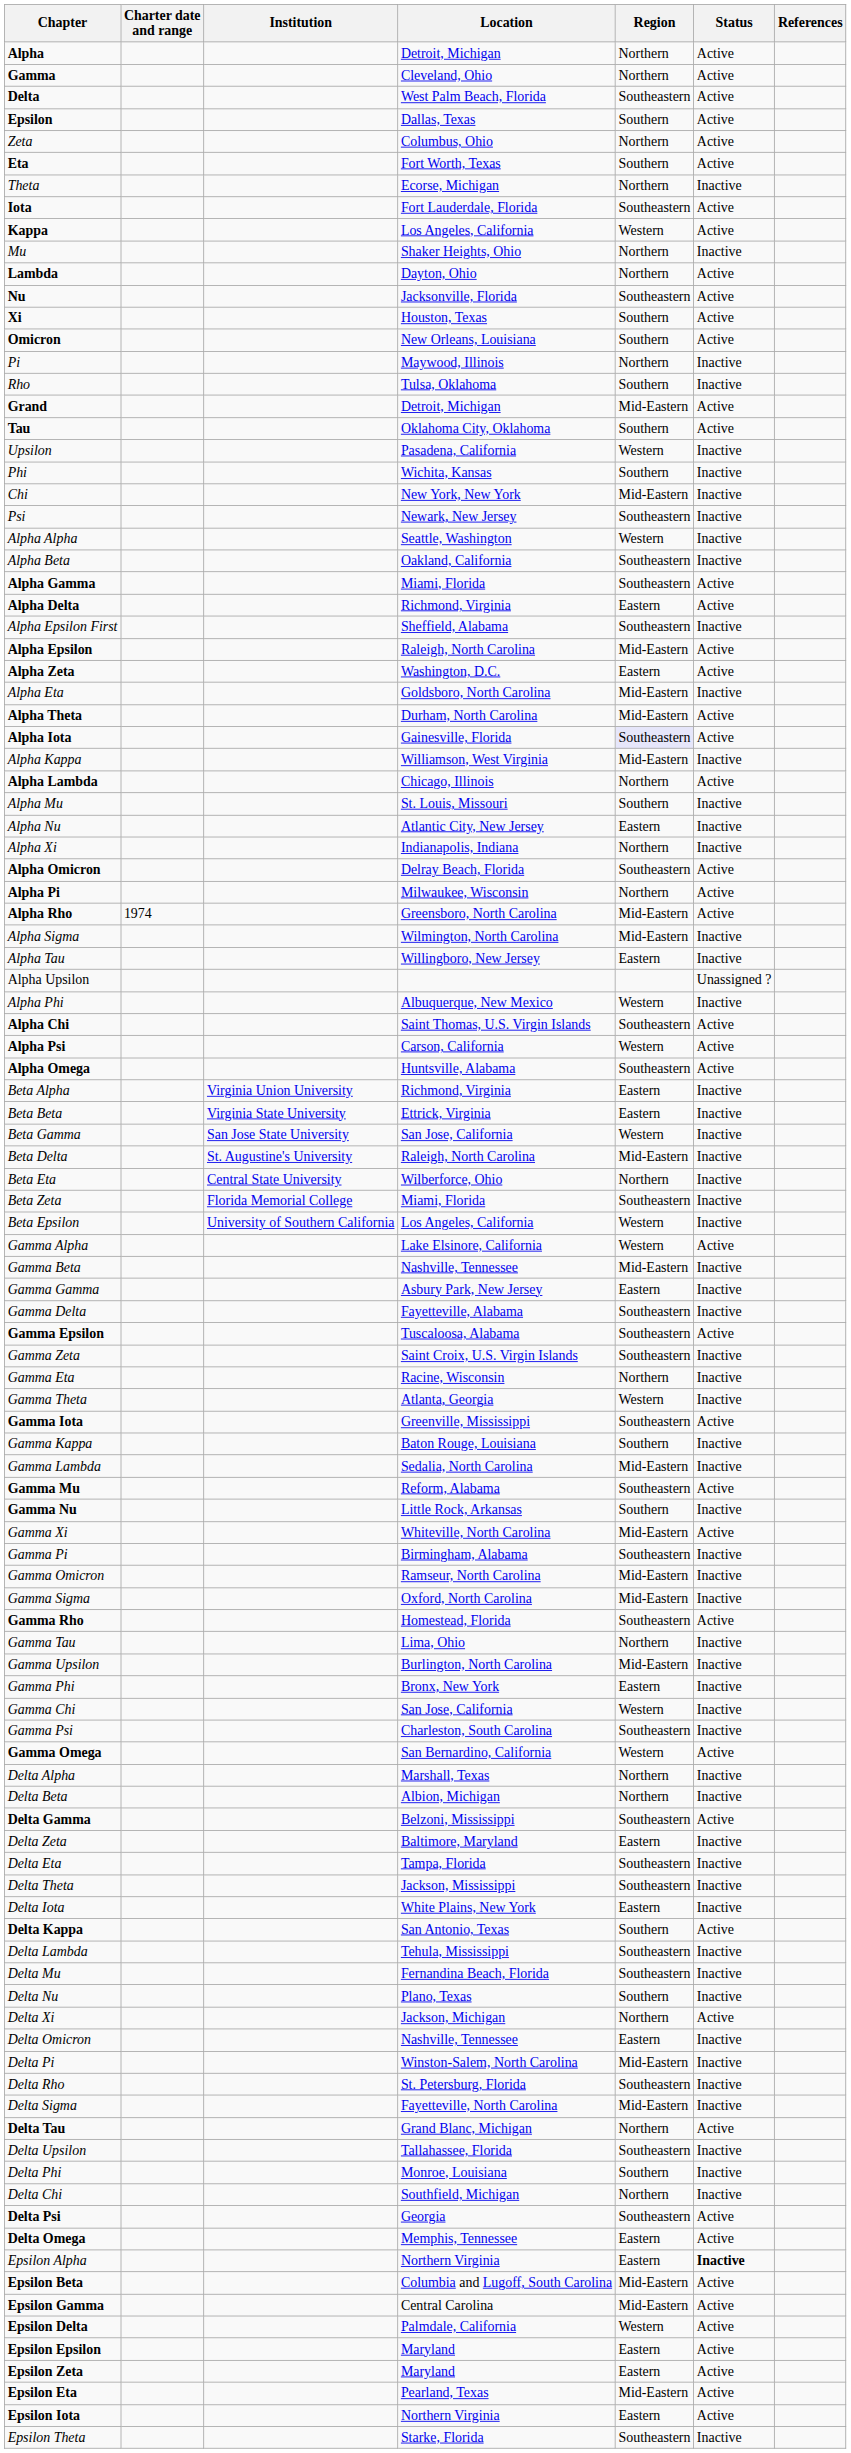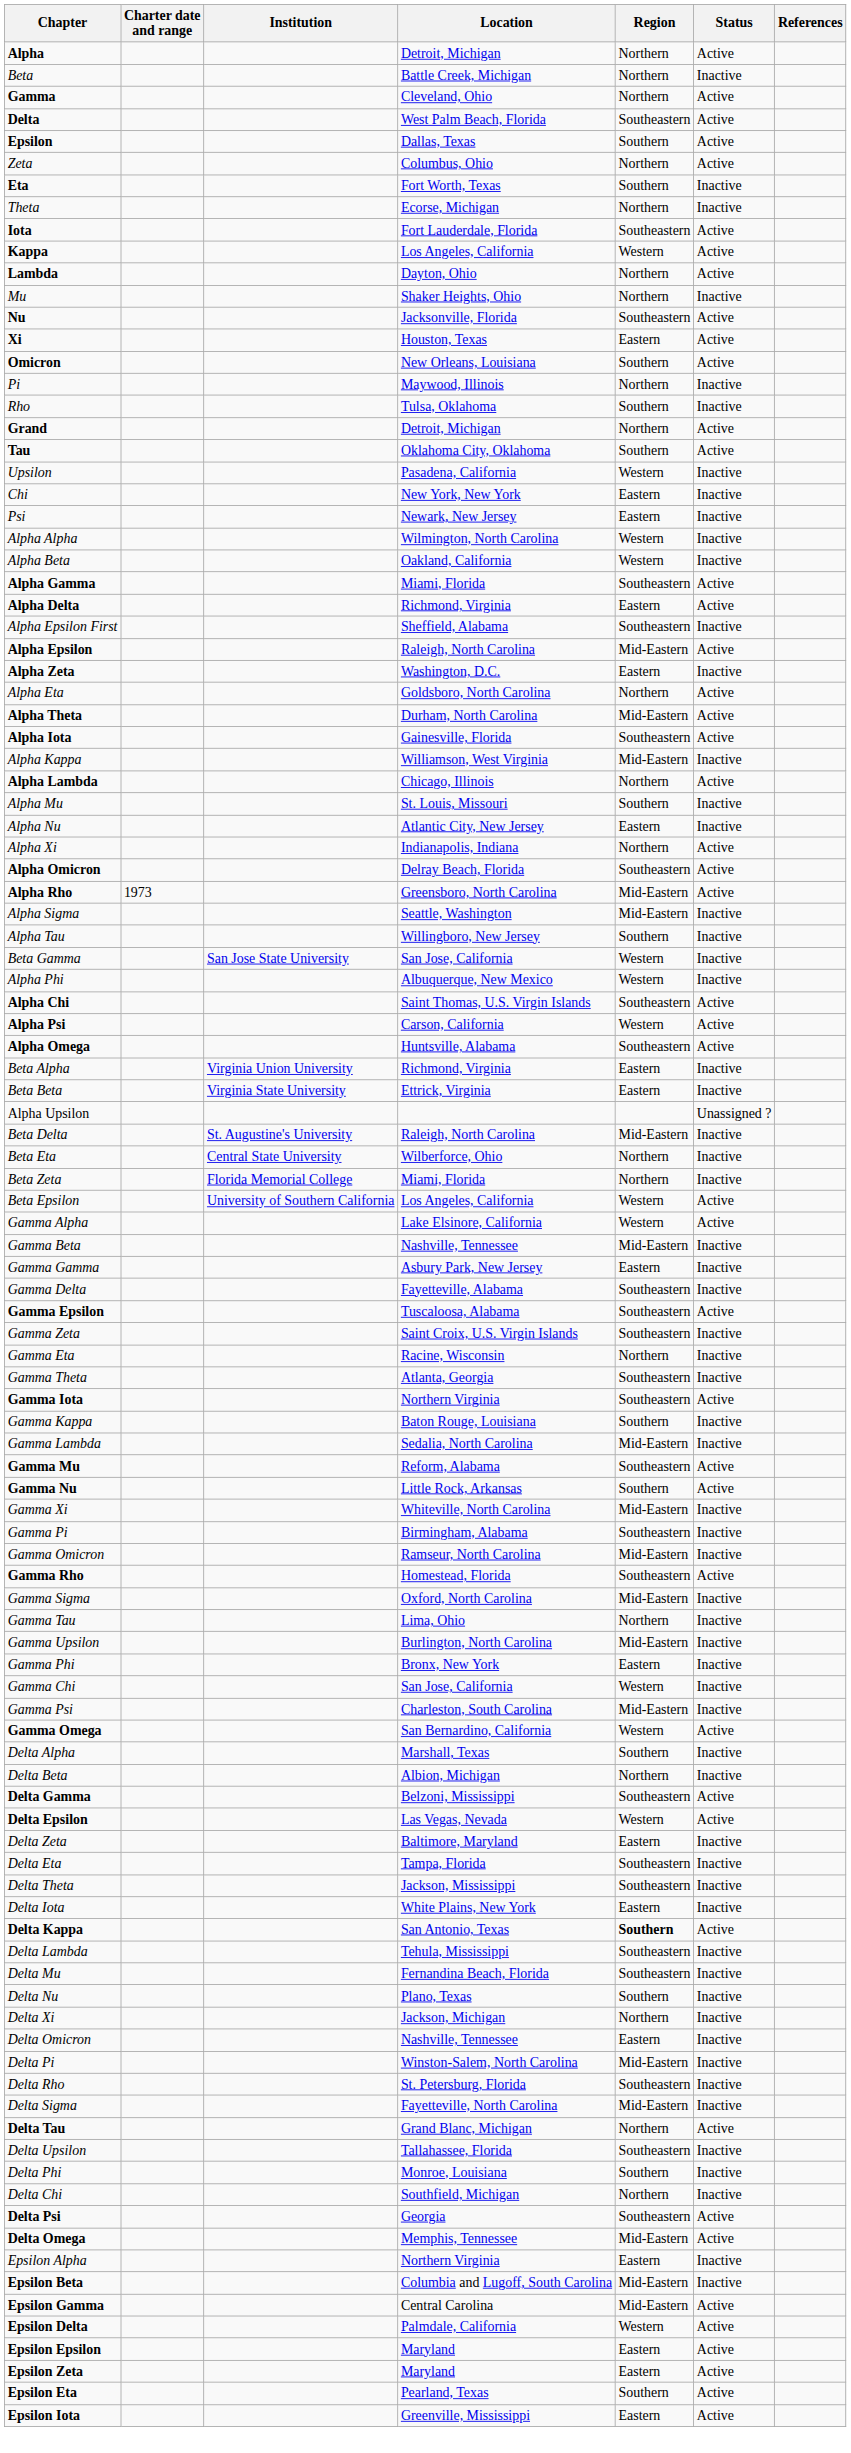+ row: (20, 75)
(715, 163) Active -> (719, 185) Inactive
rows swapped: (33, 274) <-> (17, 251)
(644, 318) Southern -> (639, 340) Eastern
(653, 406) Mid-Eastern -> (644, 428) Northern
- row: (19, 472)
(653, 494) Mid-Eastern -> (639, 494) Eastern
(654, 516) Southeastern -> (639, 516) Eastern
(456, 538) Seattle, Washington -> (480, 538) Wilmington, North Carolina
(654, 561) Southeastern -> (641, 561) Western
(715, 671) Active -> (719, 671) Inactive
(653, 693) Mid-Eastern -> (644, 693) Northern
(719, 693) Inactive -> (715, 693) Active
(654, 737) lavender background -> (654, 737) no background
(719, 848) Inactive -> (715, 848) Active
- row: (34, 892)
(138, 914) 1974 -> (138, 892) 1973
(480, 936) Wilmington, North Carolina -> (456, 914) Seattle, Washington
(639, 958) Eastern -> (644, 936) Southern
rows swapped: (48, 980) <-> (46, 1135)
(654, 1201) Southeastern -> (644, 1179) Northern
(719, 1223) Inactive -> (715, 1201) Active
(641, 1399) Western -> (654, 1377) Southeastern
(465, 1422) Greenville, Mississippi -> (450, 1399) Northern Virginia
(719, 1510) Inactive -> (715, 1488) Active
(715, 1532) Active -> (719, 1510) Inactive
rows swapped: (46, 1620) <-> (51, 1598)
(654, 1731) Southeastern -> (653, 1708) Mid-Eastern
(644, 1775) Northern -> (644, 1753) Southern
+ row: (48, 1819)
(644, 1929) normal -> (646, 1929) bold
(715, 2018) Active -> (719, 2018) Inactive
(639, 2238) Eastern -> (653, 2238) Mid-Eastern
(721, 2260) bold -> (719, 2260) normal
(715, 2282) Active -> (719, 2282) Inactive
(653, 2393) Mid-Eastern -> (644, 2393) Southern
(450, 2415) Northern Virginia -> (465, 2415) Greenville, Mississippi
- row: (47, 2437)
